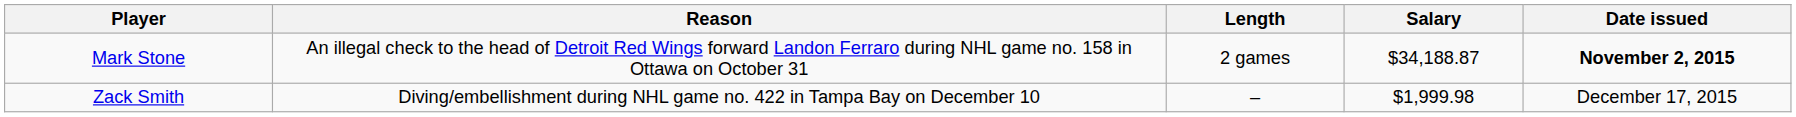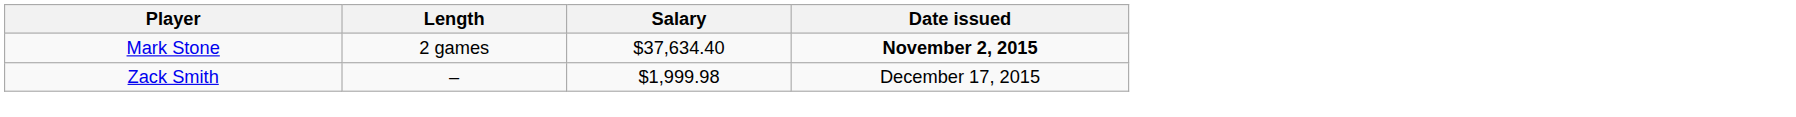- column: (719, 18)
(1434, 58) $34,188.87 -> (679, 47) $37,634.40
